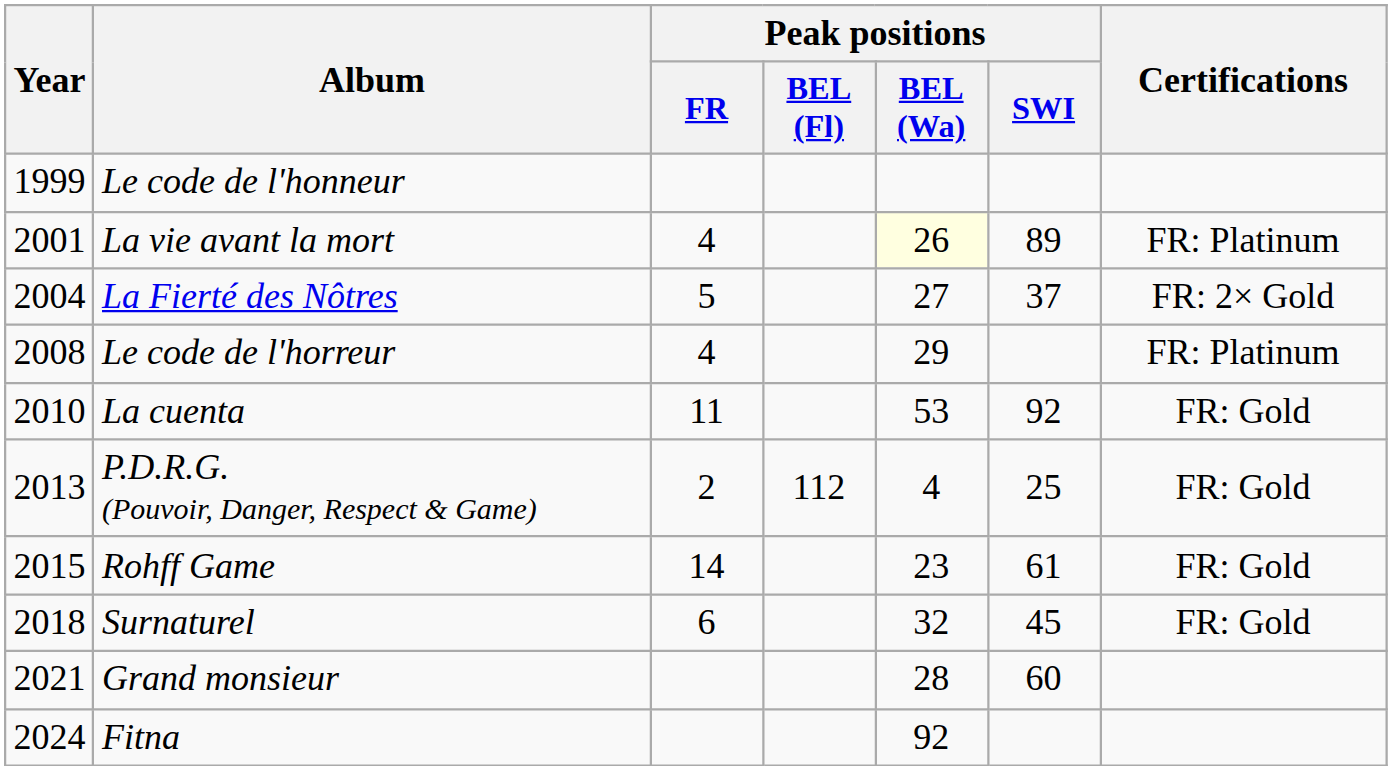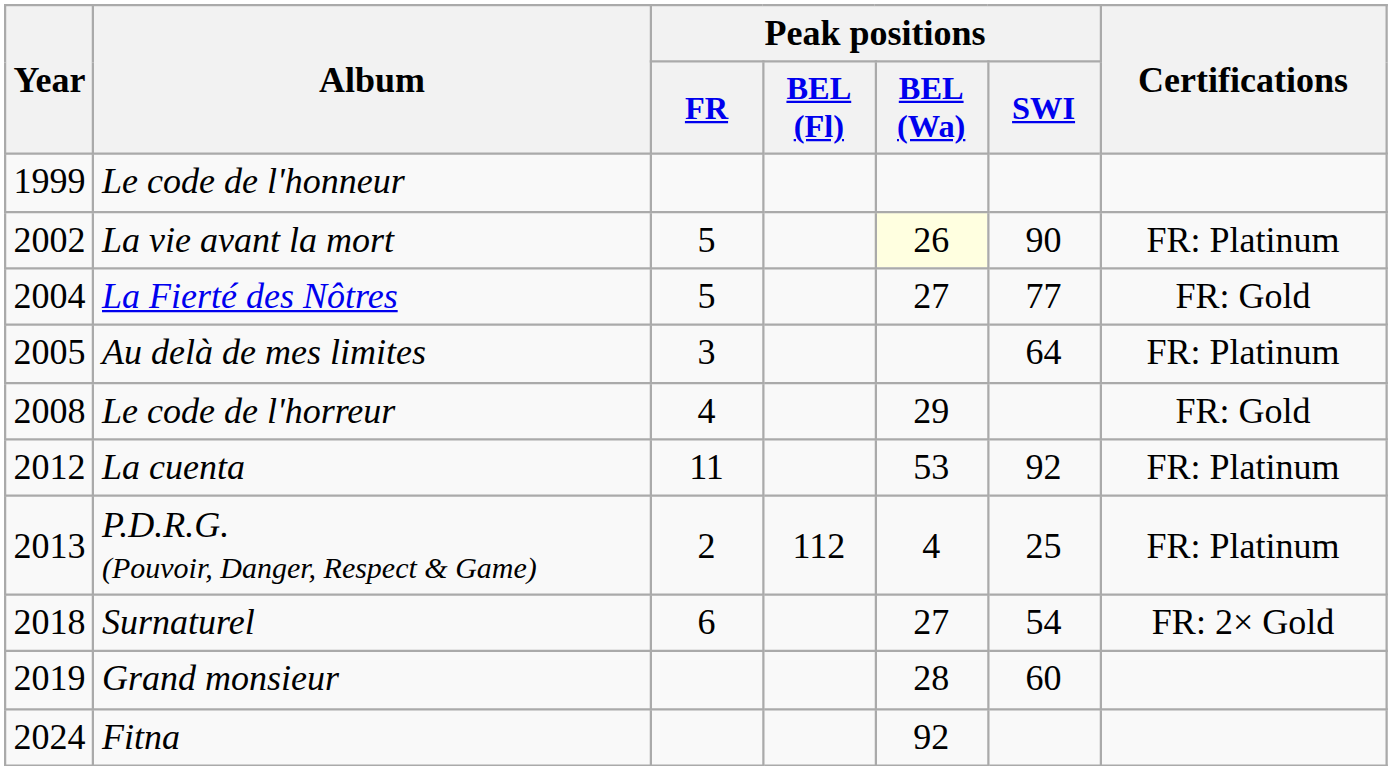(49, 238) 2001 -> (49, 238) 2002
(706, 238) 4 -> (706, 238) 5
(1044, 238) 89 -> (1044, 238) 90
(1044, 296) 37 -> (1044, 296) 77
(1243, 296) FR: 2× Gold -> (1243, 296) FR: Gold
+ row: (264, 353)
(1243, 353) FR: Platinum -> (1243, 410) FR: Gold
(49, 410) 2010 -> (49, 467) 2012
(1243, 410) FR: Gold -> (1243, 467) FR: Platinum
(1243, 487) FR: Gold -> (1243, 544) FR: Platinum
- row: (188, 564)
(931, 621) 32 -> (931, 621) 27
(1044, 621) 45 -> (1044, 621) 54
(1243, 621) FR: Gold -> (1243, 621) FR: 2× Gold
(49, 679) 2021 -> (49, 679) 2019
